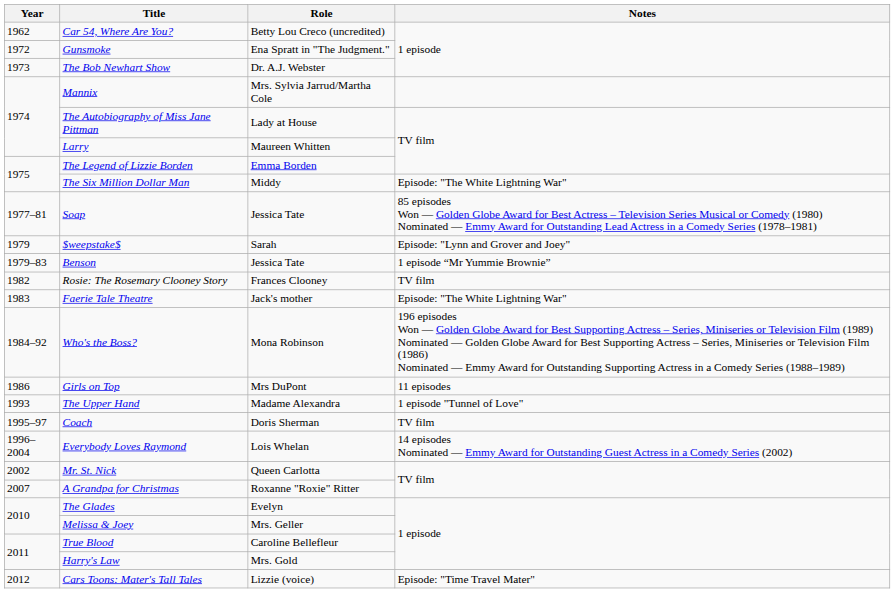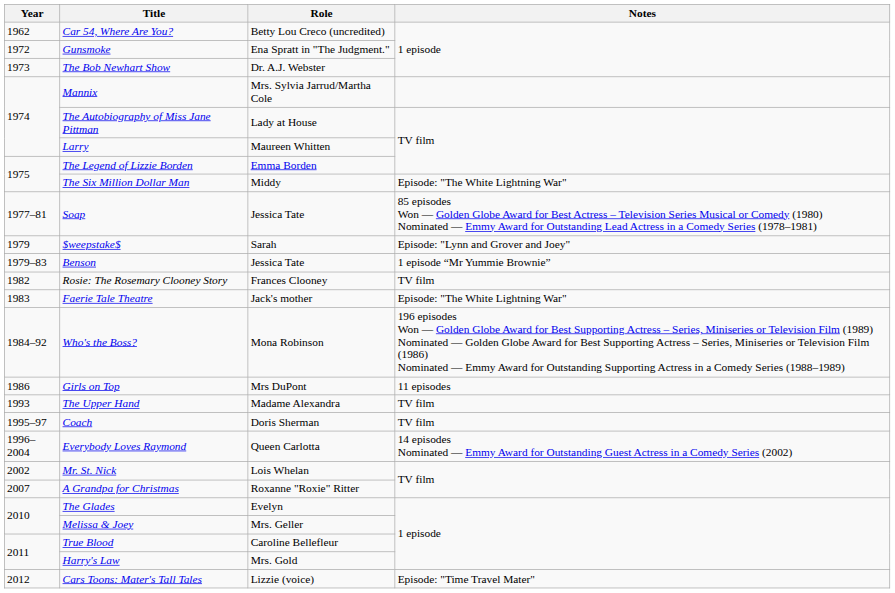(460, 404) 1 episode "Tunnel of Love" -> (416, 404) TV film
(280, 446) Lois Whelan -> (285, 446) Queen Carlotta
(285, 470) Queen Carlotta -> (280, 470) Lois Whelan
